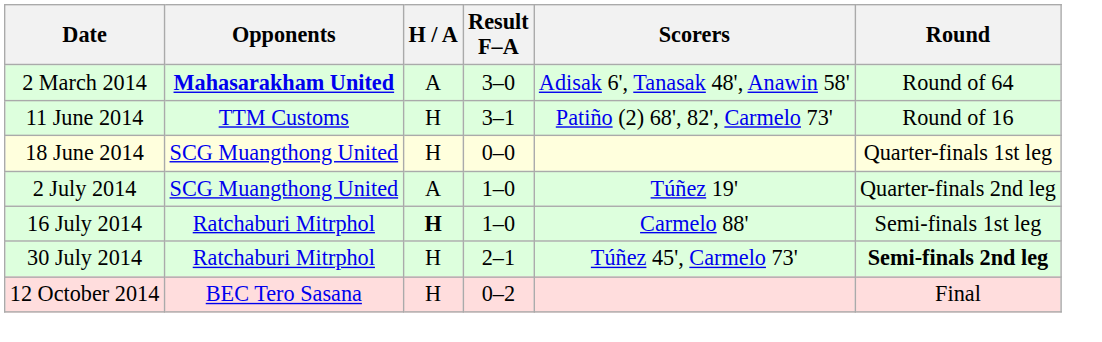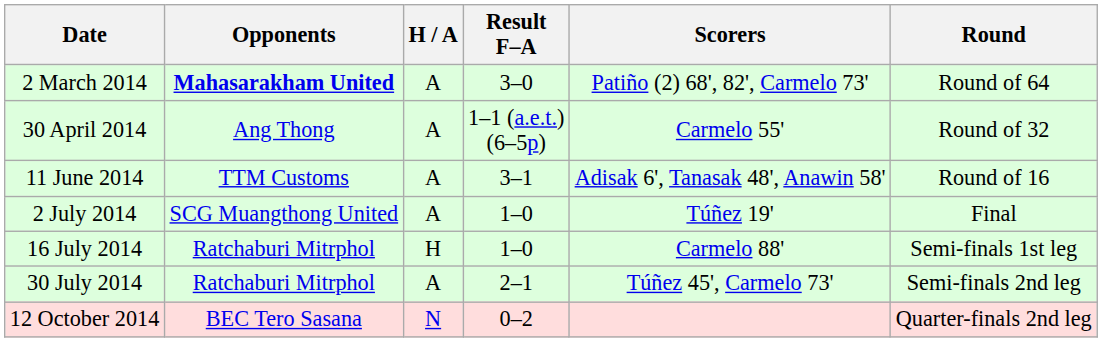(694, 82) Adisak 6', Tanasak 48', Anawin 58' -> (730, 82) Patiño (2) 68', 82', Carmelo 73'
+ row: (85, 130)
(433, 117) H -> (433, 177) A
(694, 117) Patiño (2) 68', 82', Carmelo 73' -> (730, 177) Adisak 6', Tanasak 48', Anawin 58'
- row: (85, 152)
(958, 188) Quarter-finals 2nd leg -> (994, 213) Final
(433, 223) bold -> (433, 248) normal
(433, 258) H -> (433, 283) A
(958, 258) bold -> (994, 283) normal
(433, 294) H -> (433, 319) N
(958, 294) Final -> (994, 319) Quarter-finals 2nd leg
